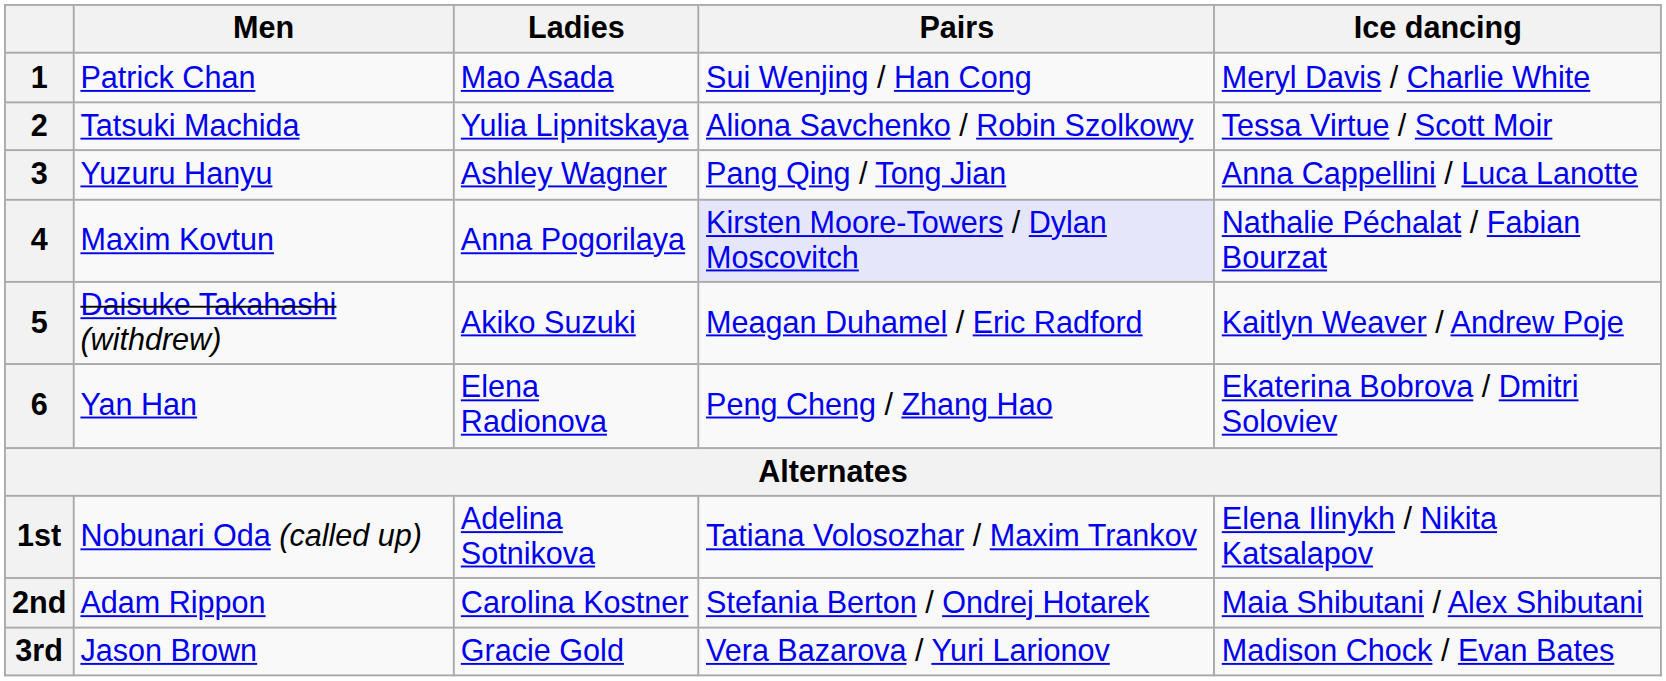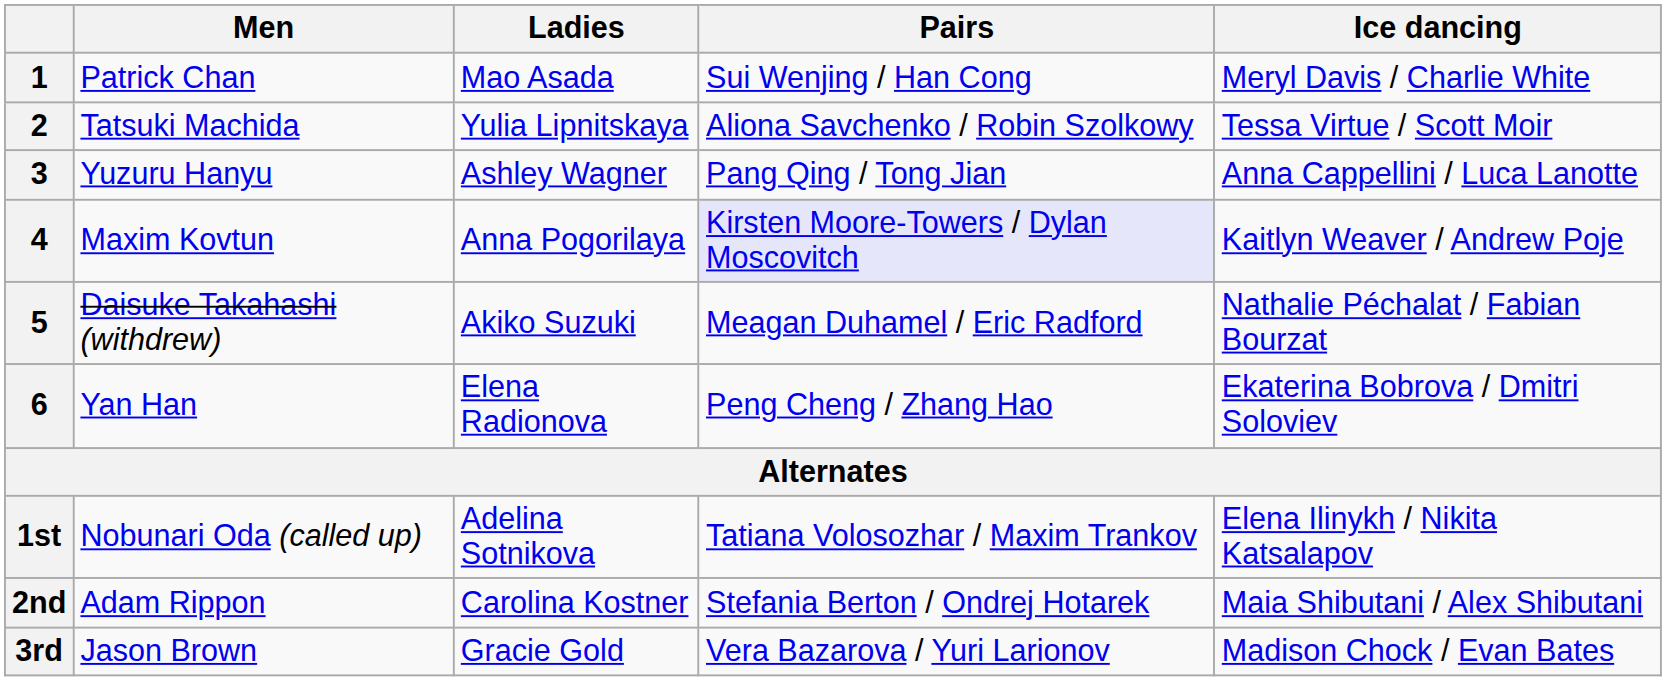(1401, 239) Nathalie Péchalat / Fabian Bourzat -> (1423, 239) Kaitlyn Weaver / Andrew Poje
(1423, 322) Kaitlyn Weaver / Andrew Poje -> (1401, 322) Nathalie Péchalat / Fabian Bourzat
